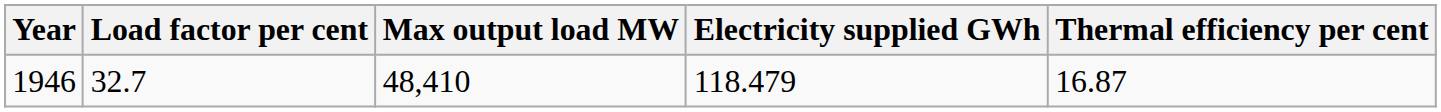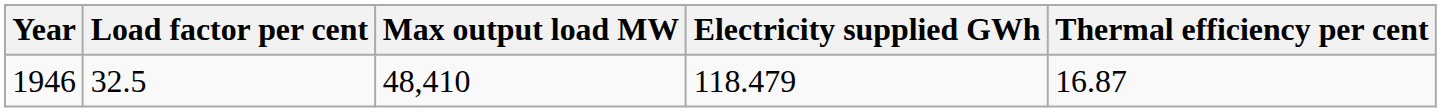(119, 80) 32.7 -> (119, 80) 32.5
